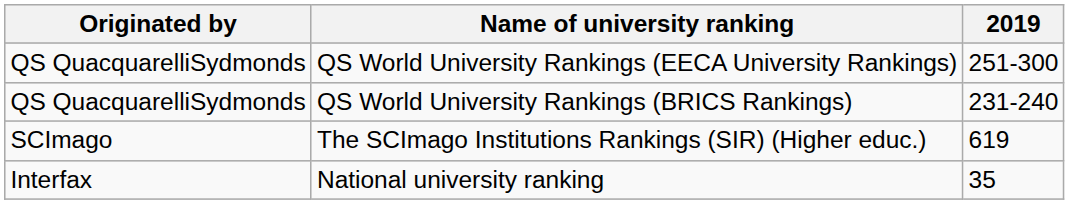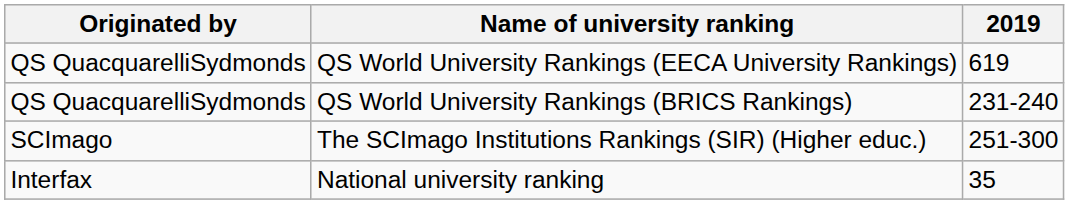(1013, 62) 251-300 -> (989, 62) 619
(989, 140) 619 -> (1013, 140) 251-300
